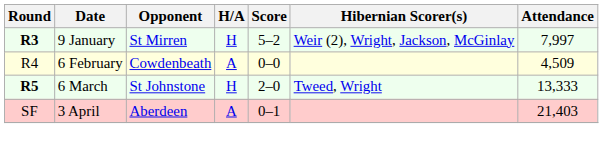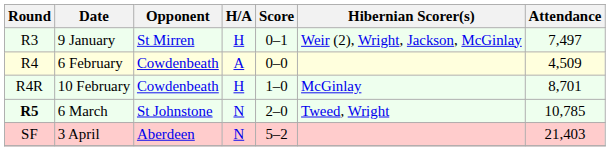(29, 39) bold -> (29, 39) normal
(269, 39) 5–2 -> (277, 39) 0–1
(558, 39) 7,997 -> (565, 39) 7,497
+ row: (94, 87)
(231, 87) H -> (239, 110) N
(558, 87) 13,333 -> (565, 110) 10,785
(231, 110) A -> (239, 134) N
(269, 110) 0–1 -> (277, 134) 5–2
